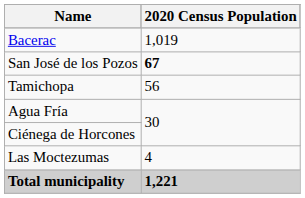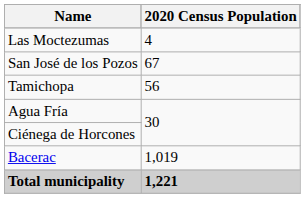rows swapped: (32, 39) <-> (59, 157)
(152, 63) bold -> (152, 63) normal
